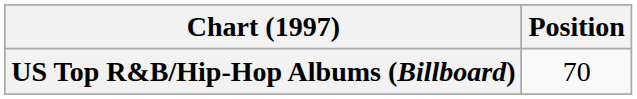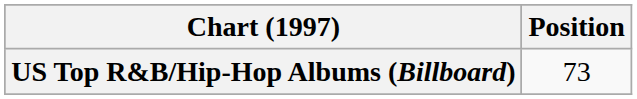(577, 71) 70 -> (577, 71) 73
